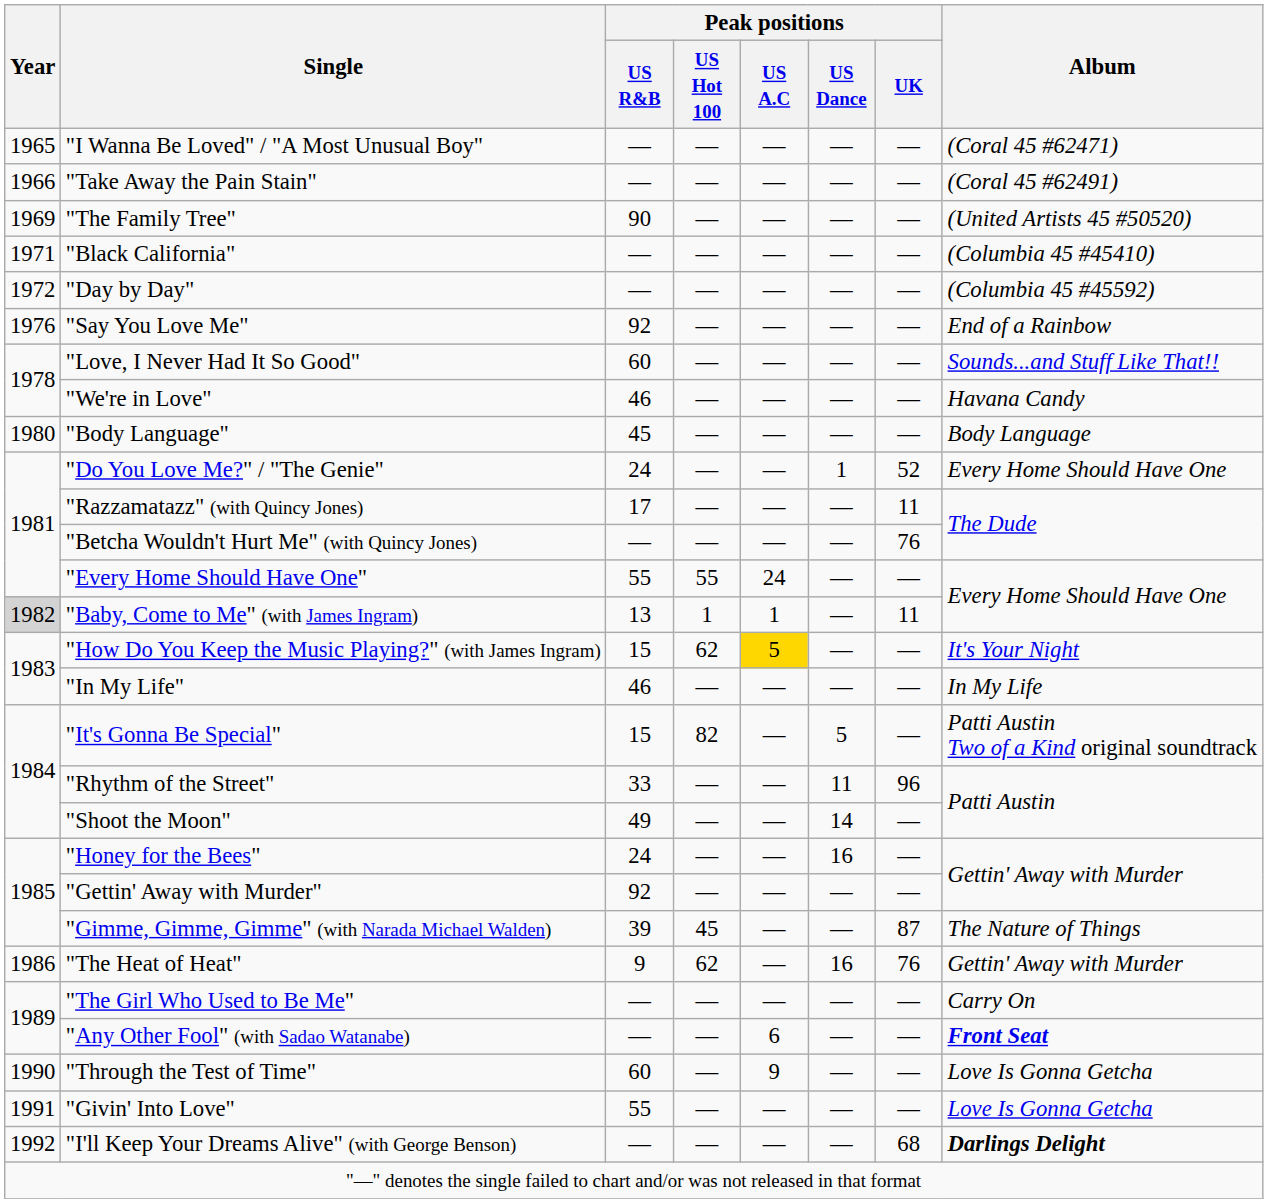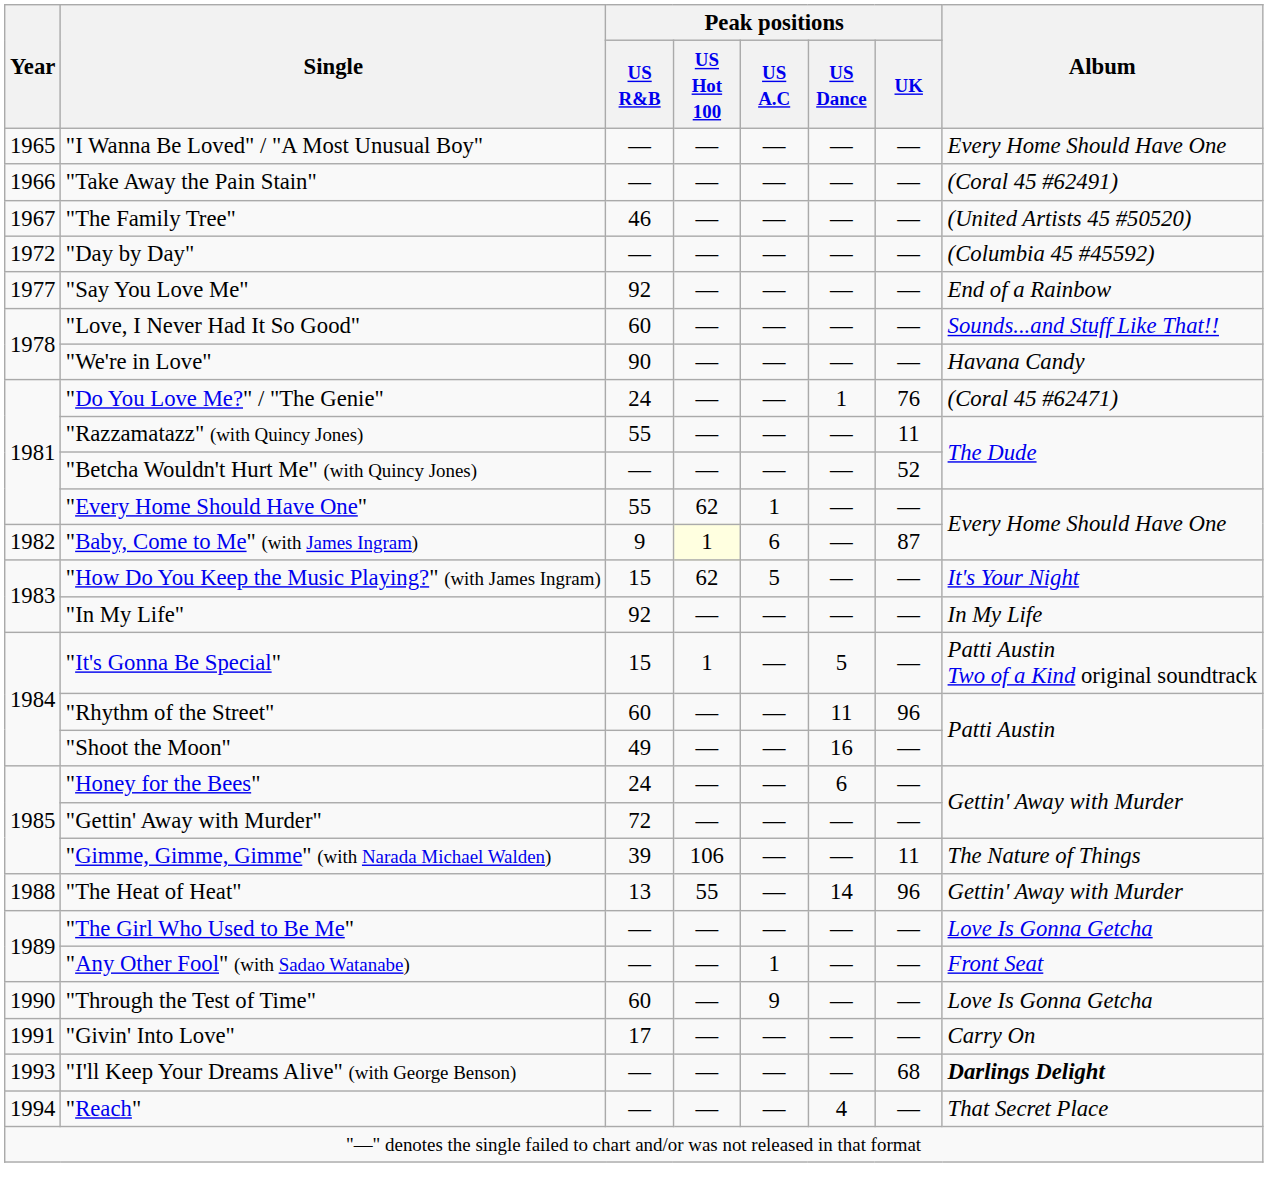(1033, 145) (Coral 45 #62471) -> (1087, 145) Every Home Should Have One
(33, 217) 1969 -> (33, 217) 1967
(640, 217) 90 -> (640, 217) 46
- row: (151, 253)
(33, 325) 1976 -> (33, 289) 1977
(640, 397) 46 -> (640, 361) 90
- row: (147, 433)
(909, 469) 52 -> (909, 397) 76
(1087, 469) Every Home Should Have One -> (1033, 397) (Coral 45 #62471)
(640, 506) 17 -> (640, 433) 55
(909, 542) 76 -> (909, 469) 52
(707, 578) 55 -> (707, 506) 62
(774, 578) 24 -> (774, 506) 1
(33, 614) lightgrey background -> (33, 542) no background
(640, 614) 13 -> (640, 542) 9
(707, 614) no background -> (707, 542) lightyellow background
(774, 614) 1 -> (774, 542) 6
(909, 614) 11 -> (909, 542) 87
(774, 650) gold background -> (774, 578) no background
(640, 686) 46 -> (640, 614) 92
(707, 735) 82 -> (707, 662) 1
(640, 783) 33 -> (640, 711) 60
(841, 819) 14 -> (841, 747) 16
(841, 855) 16 -> (841, 783) 6
(640, 891) 92 -> (640, 819) 72
(707, 927) 45 -> (707, 855) 106
(909, 927) 87 -> (909, 855) 11
(33, 963) 1986 -> (33, 891) 1988
(640, 963) 9 -> (640, 891) 13
(707, 963) 62 -> (707, 891) 55
(841, 963) 16 -> (841, 891) 14
(909, 963) 76 -> (909, 891) 96
(991, 1000) Carry On -> (1050, 927) Love Is Gonna Getcha
(774, 1036) 6 -> (774, 963) 1
(998, 1036) bold -> (995, 963) normal
(640, 1108) 55 -> (640, 1036) 17
(1050, 1108) Love Is Gonna Getcha -> (991, 1036) Carry On
(33, 1144) 1992 -> (33, 1072) 1993
+ row: (104, 1108)
